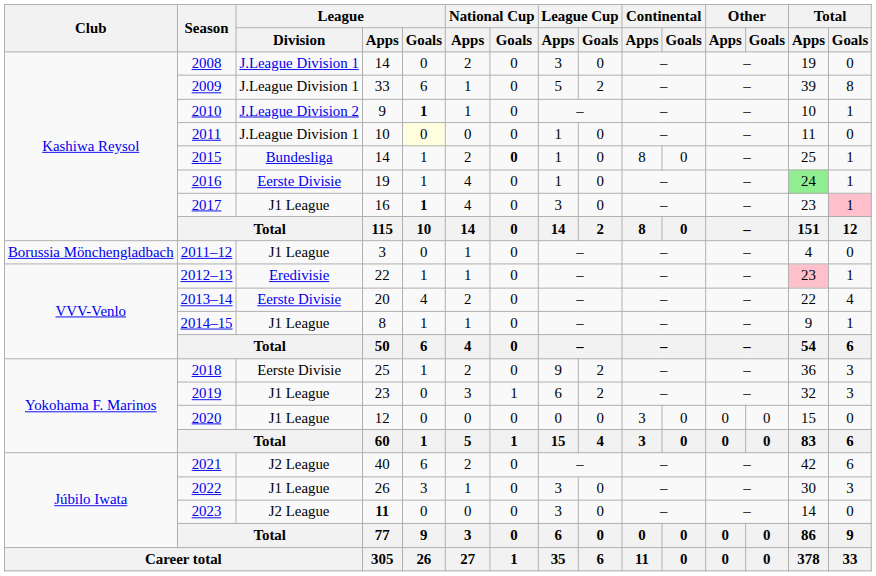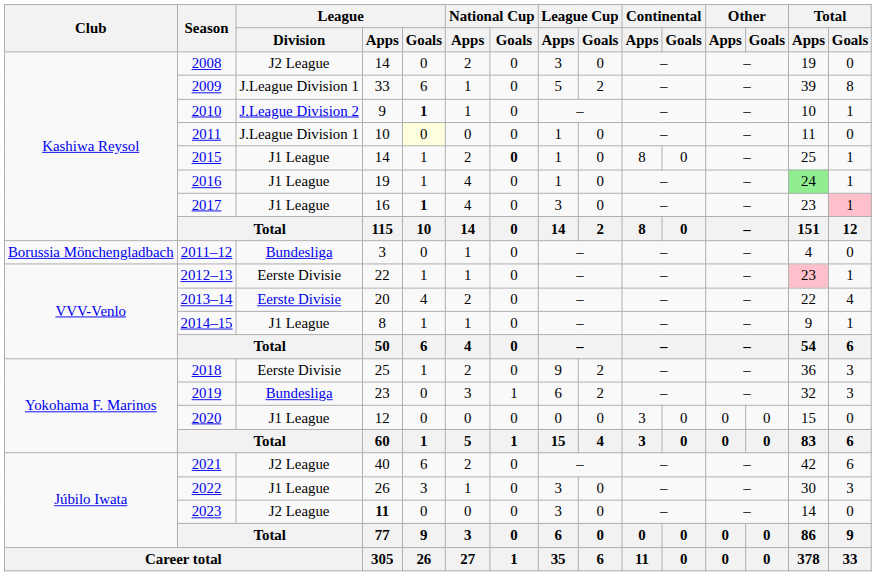(299, 63) J.League Division 1 -> (299, 63) J2 League
(299, 157) Bundesliga -> (299, 157) J1 League
(299, 181) Eerste Divisie -> (299, 181) J1 League
(299, 252) J1 League -> (299, 252) Bundesliga
(299, 275) Eredivisie -> (299, 275) Eerste Divisie
(299, 393) J1 League -> (299, 393) Bundesliga
